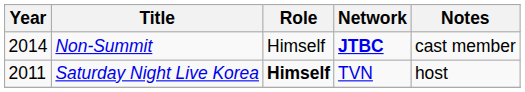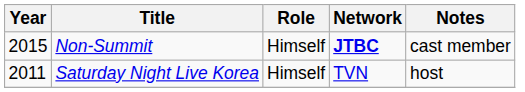(28, 45) 2014 -> (28, 45) 2015
(299, 73) bold -> (296, 73) normal
